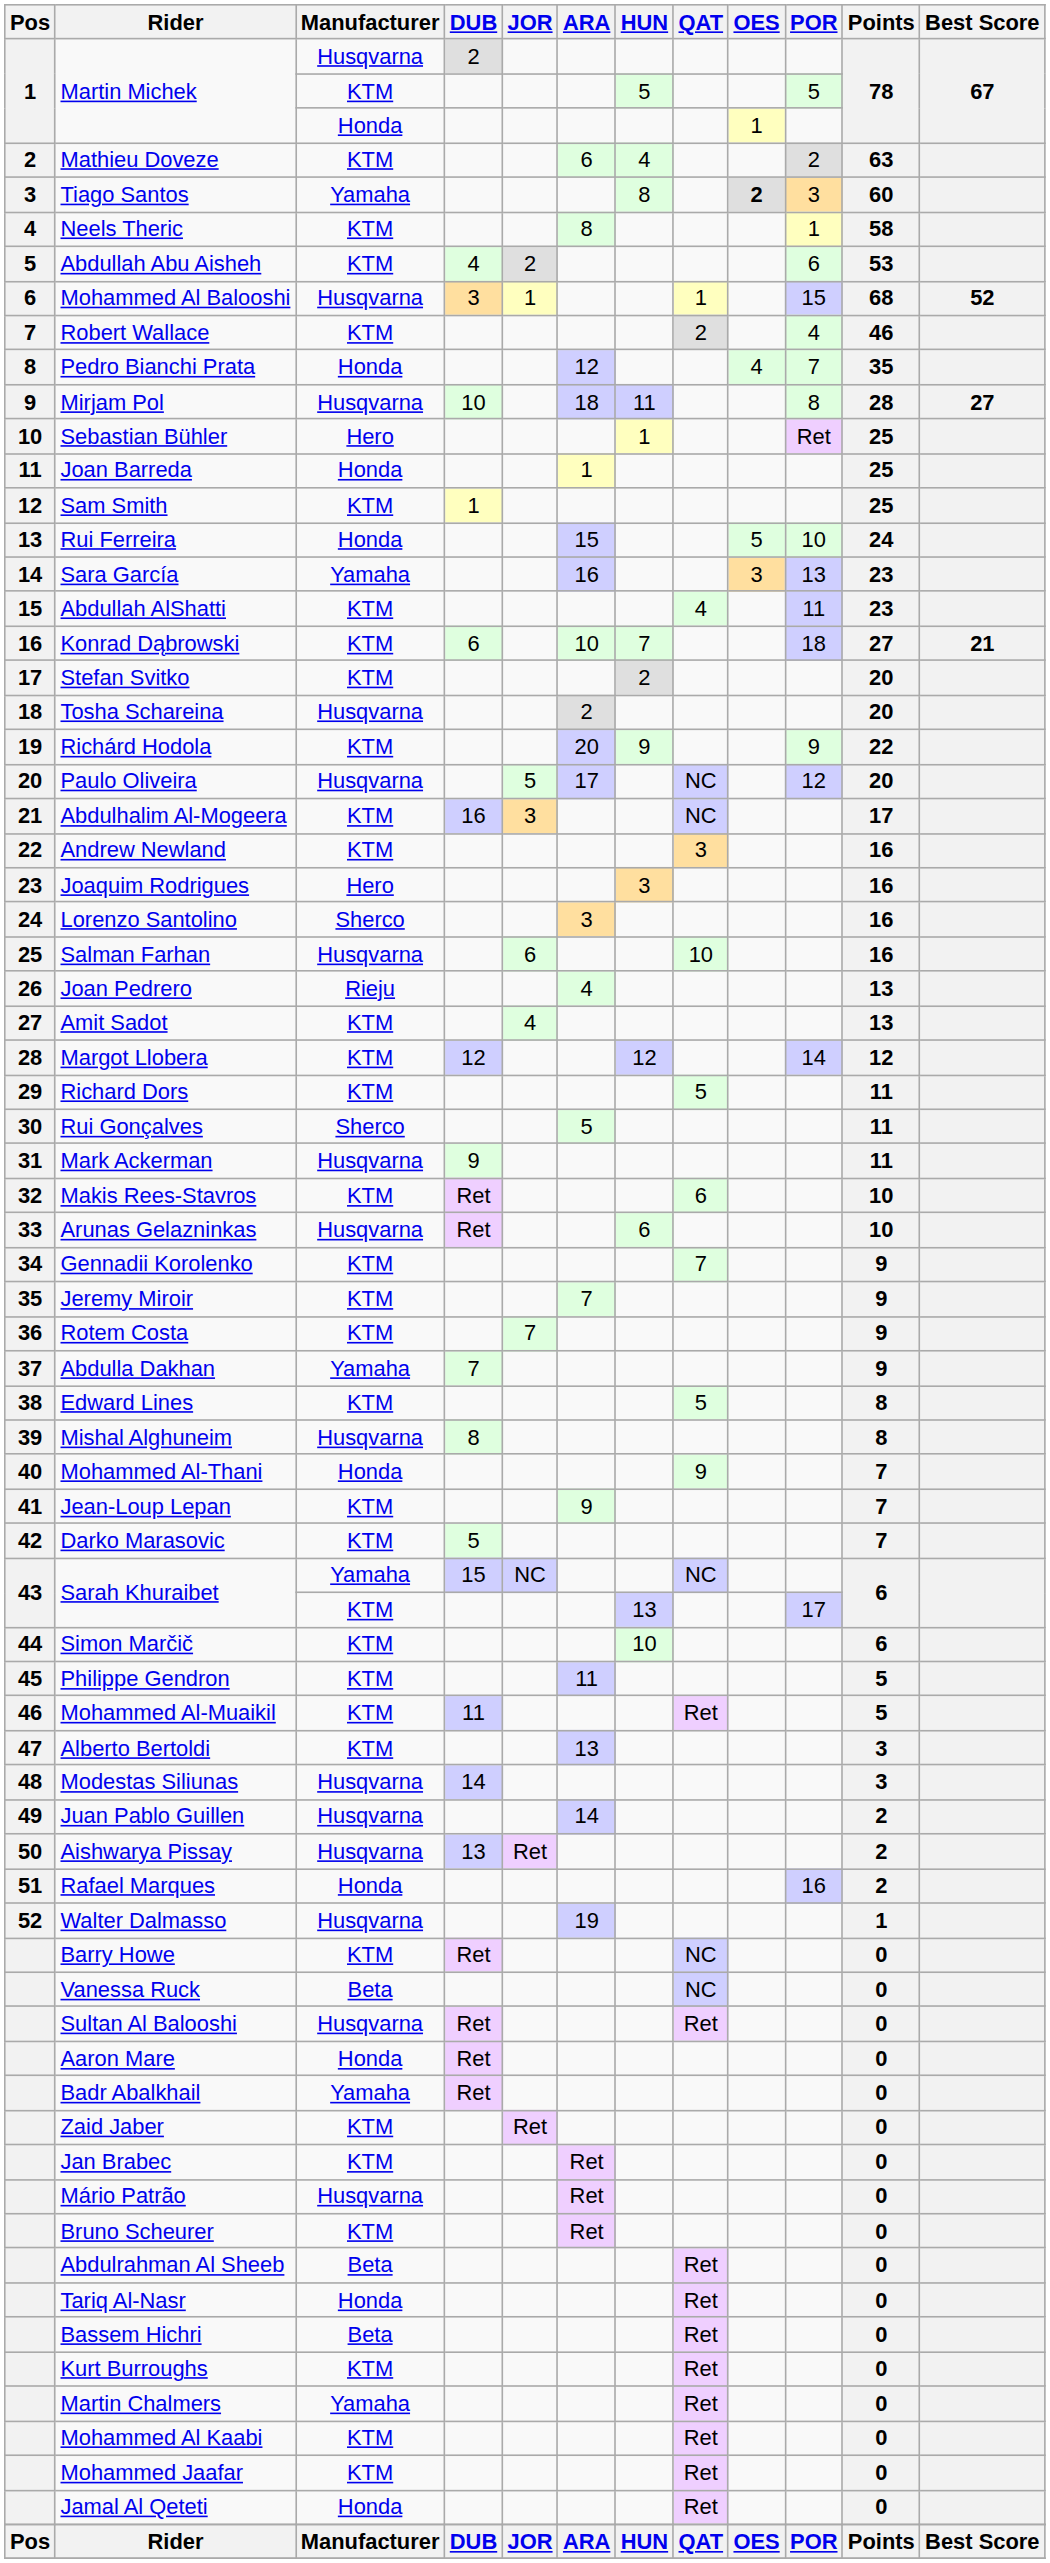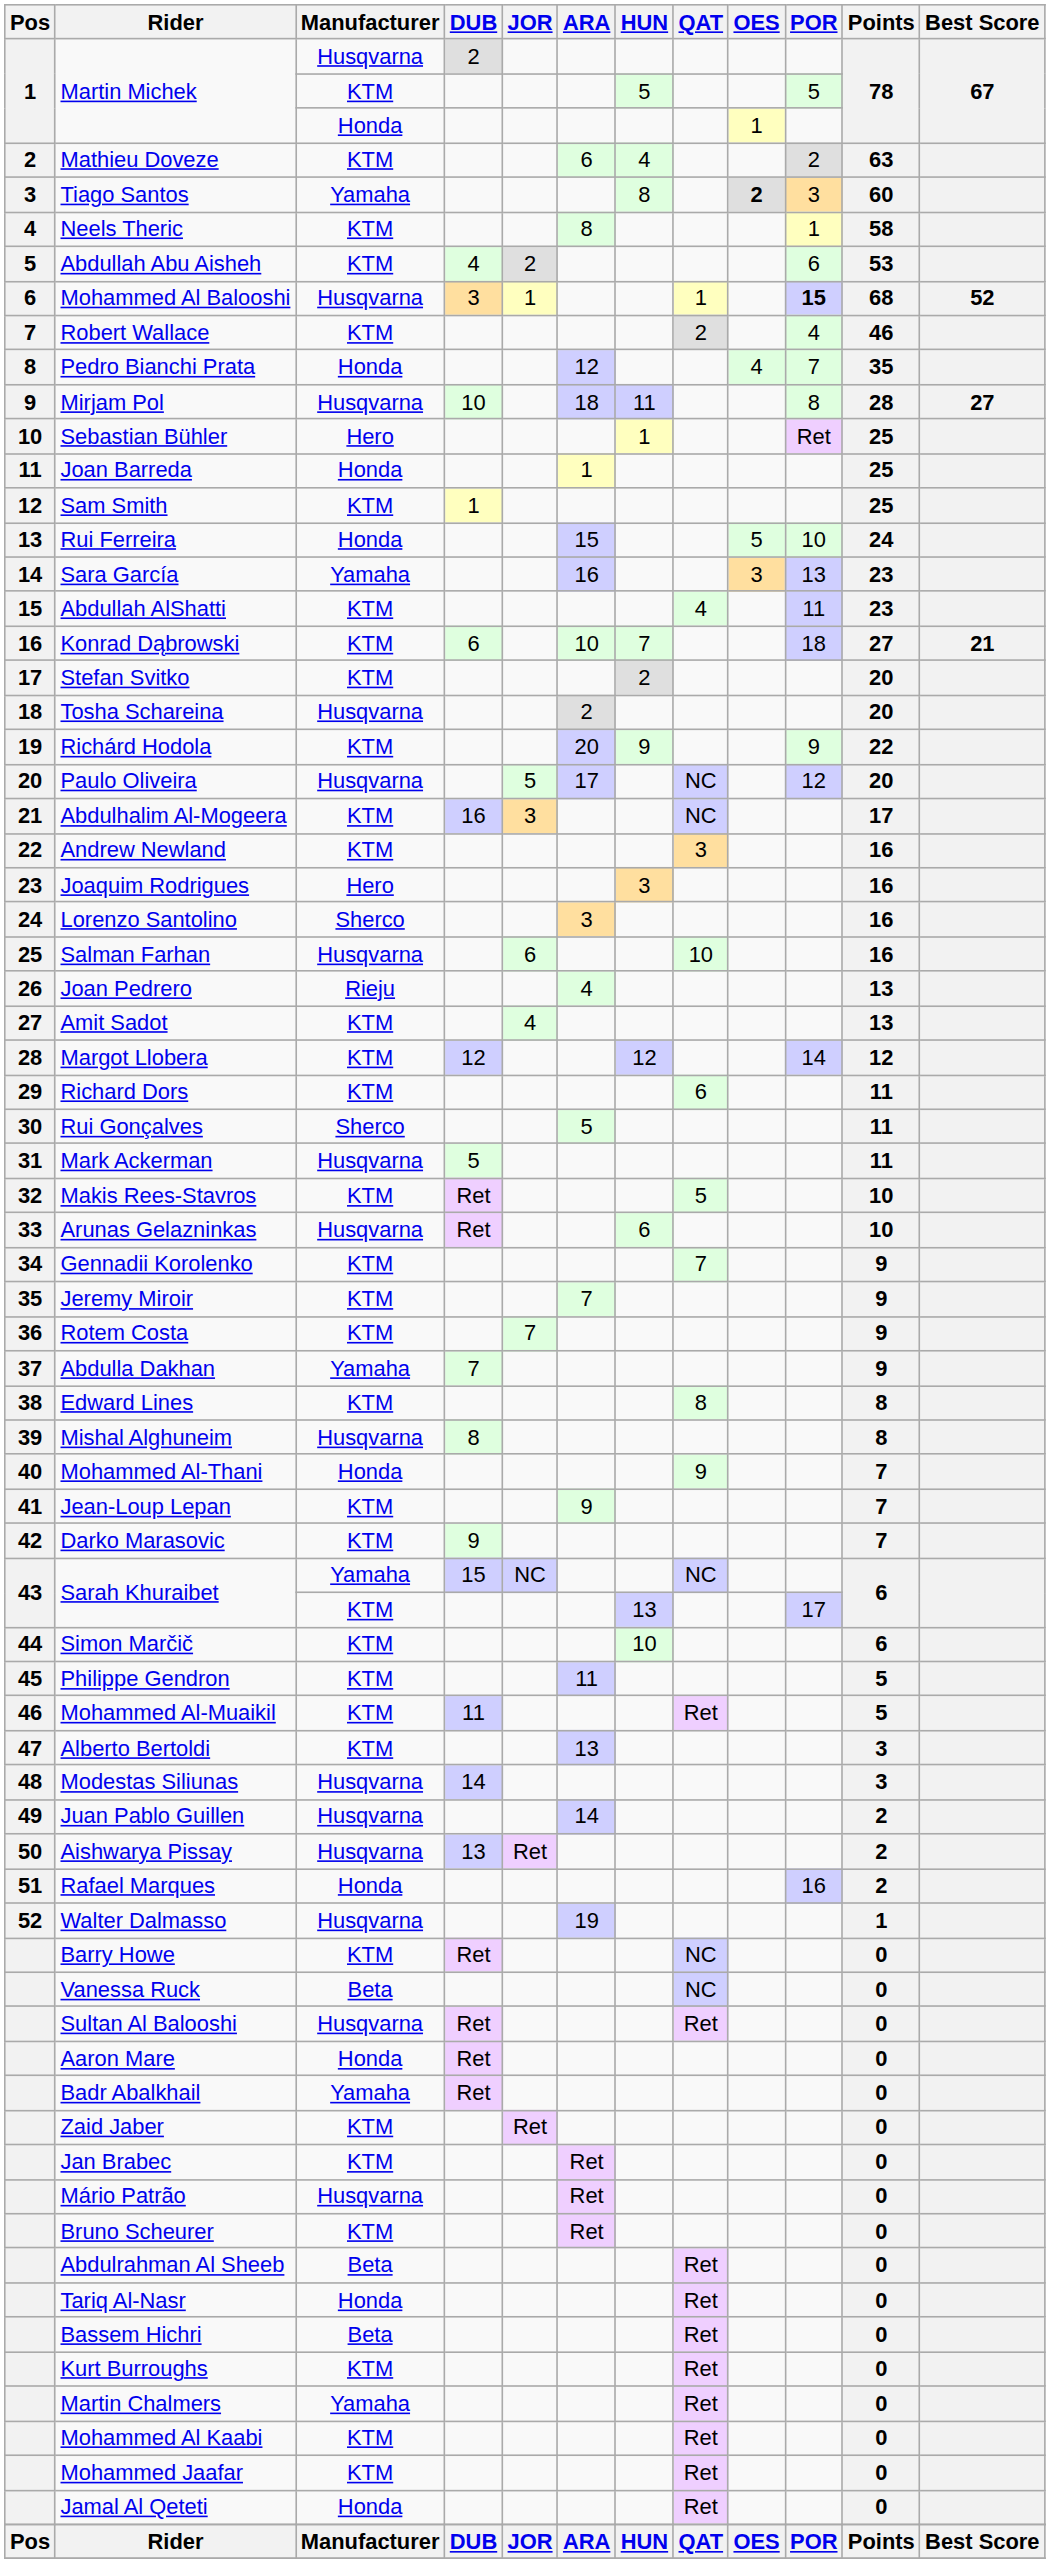(814, 298) normal -> (814, 298) bold
(701, 1092) 5 -> (701, 1092) 6
(473, 1161) 9 -> (473, 1161) 5
(701, 1195) 6 -> (701, 1195) 5
(701, 1402) 5 -> (701, 1402) 8
(473, 1540) 5 -> (473, 1540) 9
